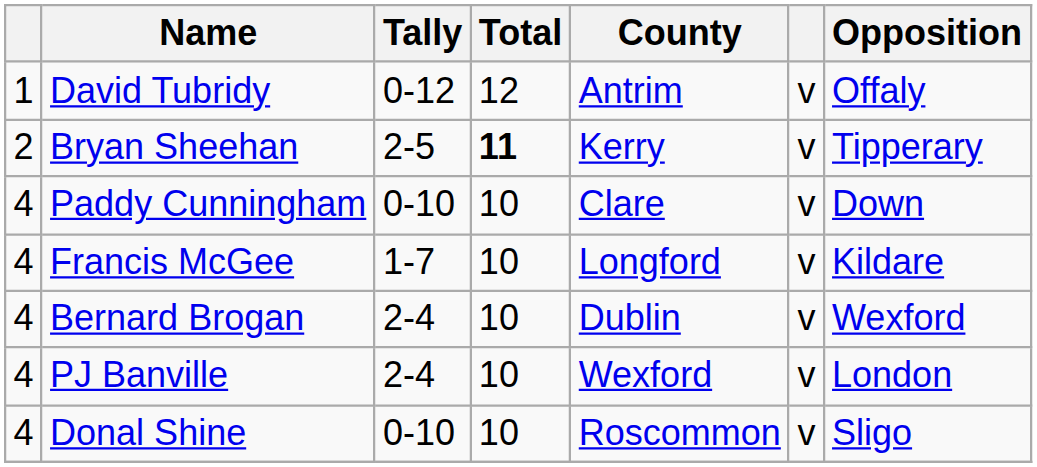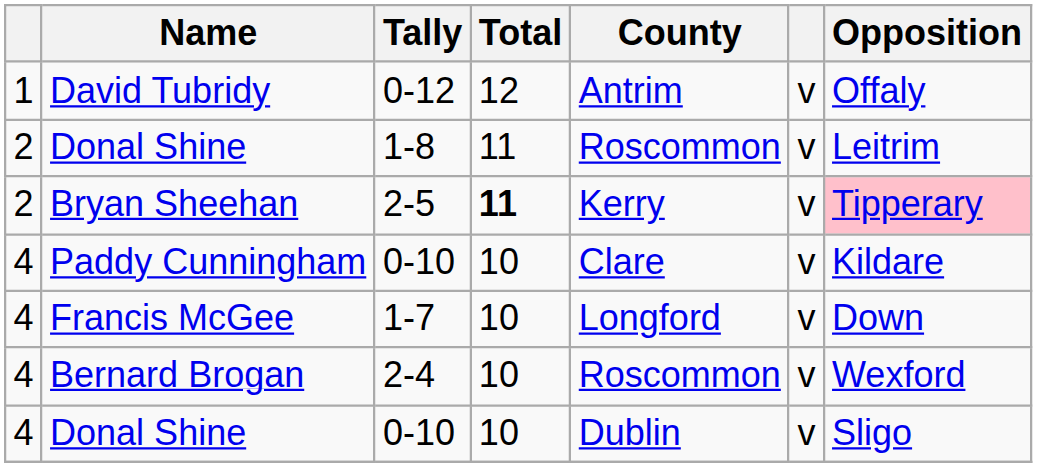+ row: (148, 147)
(907, 147) no background -> (907, 204) pink background
(878, 204) Down -> (888, 261) Kildare
(888, 261) Kildare -> (878, 318) Down
(630, 318) Dublin -> (680, 375) Roscommon
- row: (139, 375)
(680, 432) Roscommon -> (630, 432) Dublin
